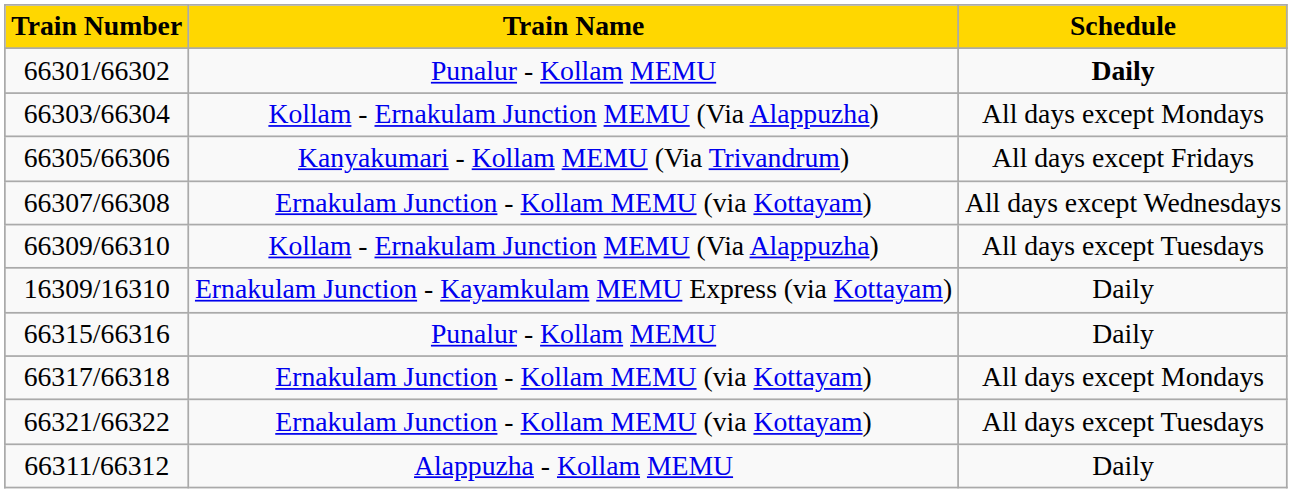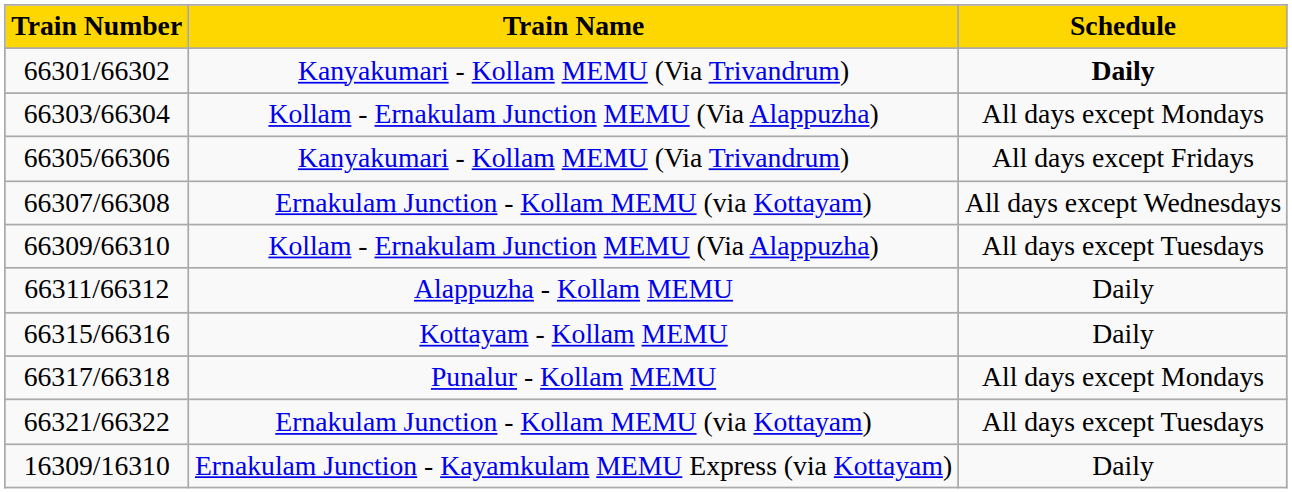(574, 70) Punalur - Kollam MEMU -> (574, 70) Kanyakumari - Kollam MEMU (Via Trivandrum)
rows swapped: (97, 465) <-> (97, 289)
(574, 333) Punalur - Kollam MEMU -> (574, 333) Kottayam - Kollam MEMU
(574, 377) Ernakulam Junction - Kollam MEMU (via Kottayam) -> (574, 377) Punalur - Kollam MEMU
